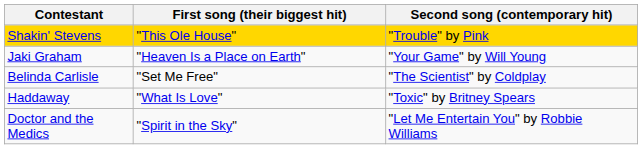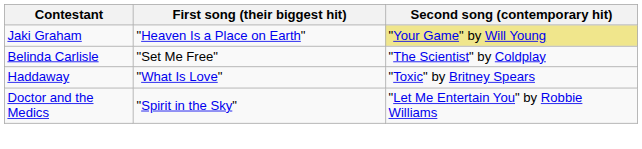- row: (54, 35)
(467, 56) no background -> (467, 35) khaki background
